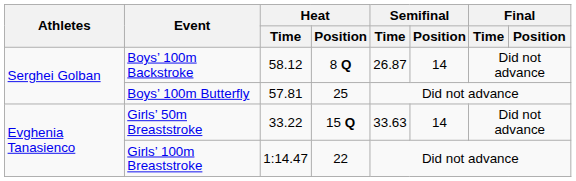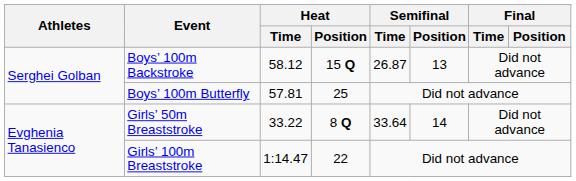(341, 65) 8 Q -> (341, 65) 15 Q
(439, 65) 14 -> (439, 65) 13
(341, 122) 15 Q -> (341, 122) 8 Q
(390, 122) 33.63 -> (390, 122) 33.64
